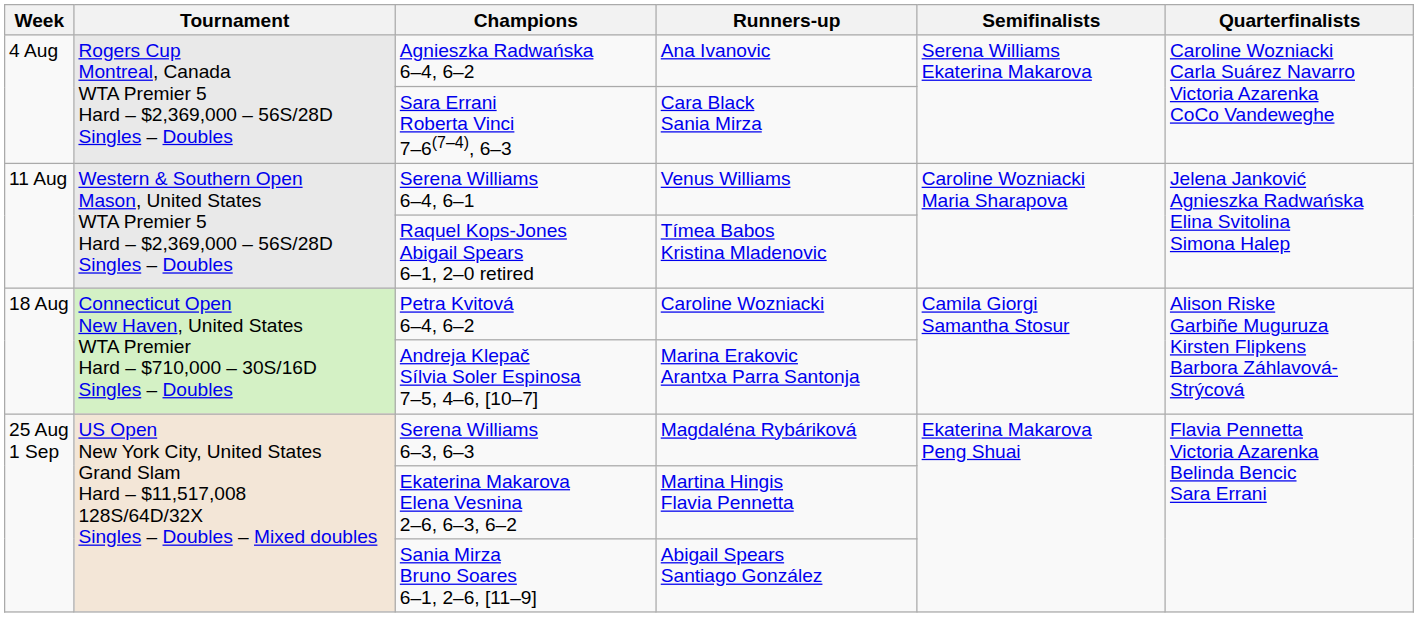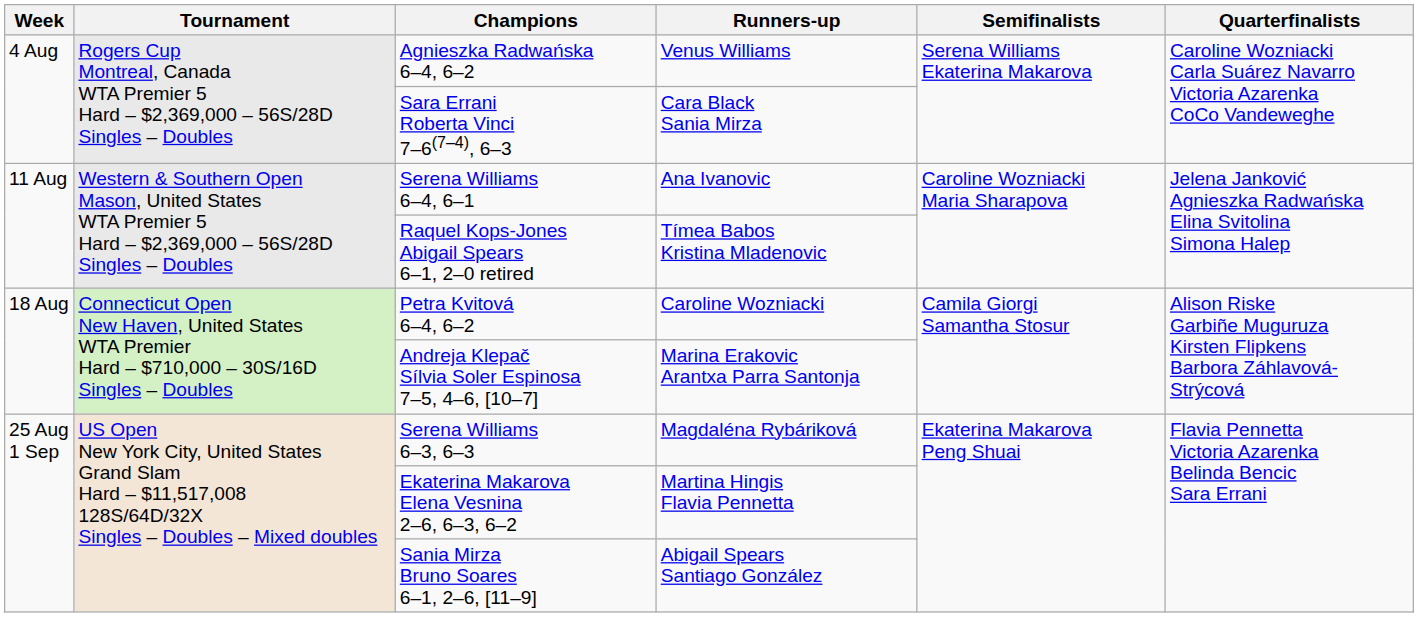(716, 50) Ana Ivanovic -> (726, 50) Venus Williams
(726, 179) Venus Williams -> (716, 179) Ana Ivanovic
